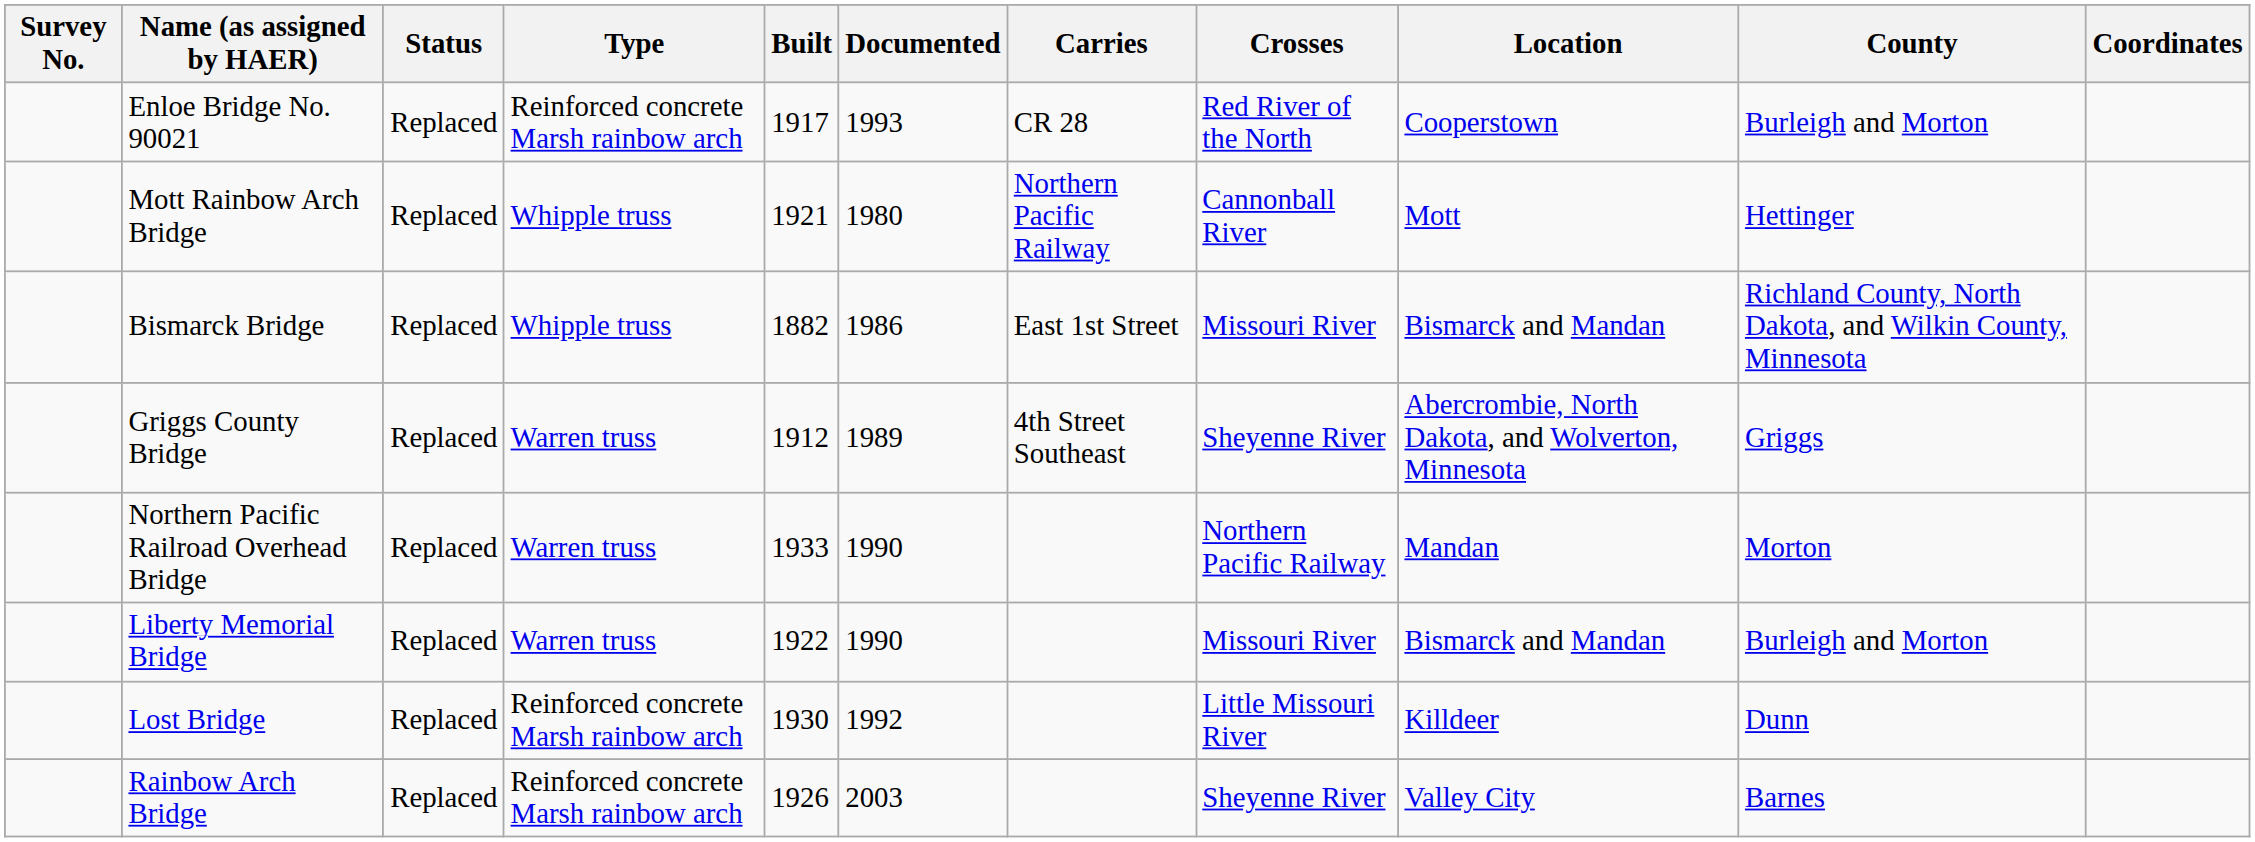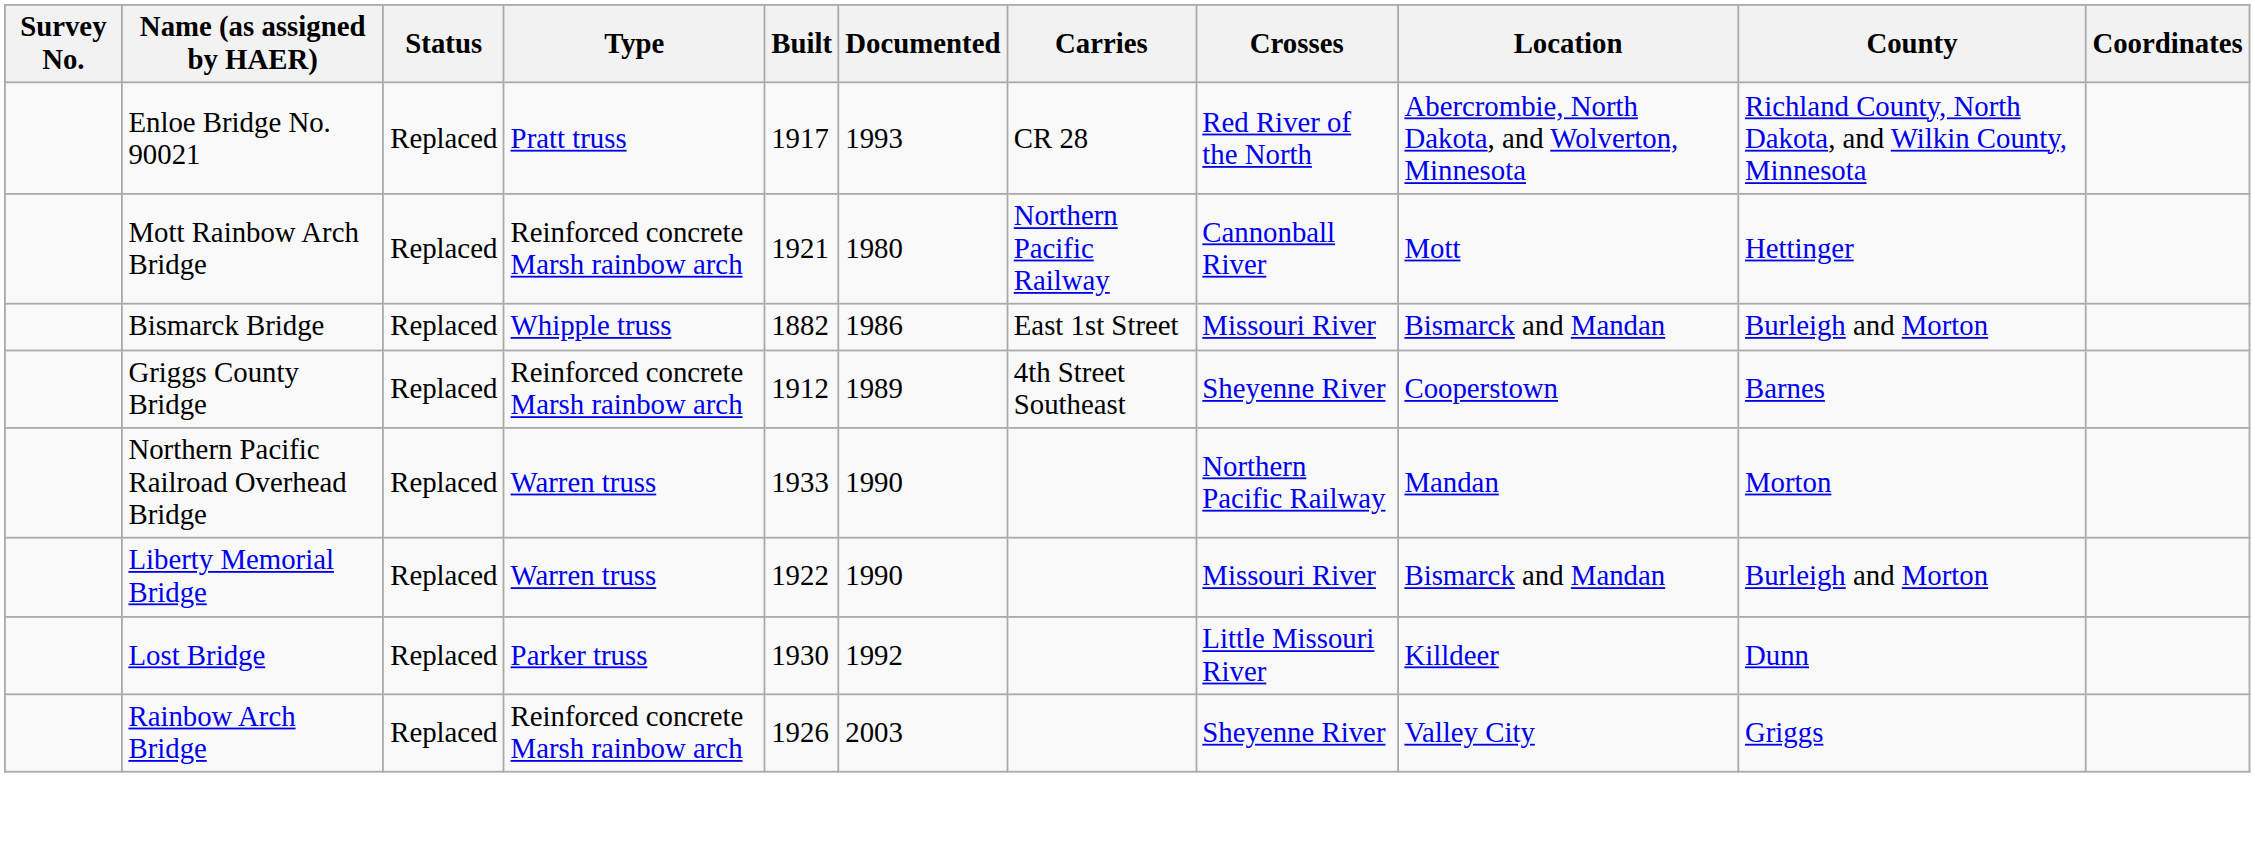(627, 121) Reinforced concrete Marsh rainbow arch -> (569, 137) Pratt truss
(1481, 121) Cooperstown -> (1541, 137) Abercrombie, North Dakota, and Wolverton, Minnesota
(1867, 121) Burleigh and Morton -> (1906, 137) Richland County, North Dakota, and Wilkin County, Minnesota
(591, 215) Whipple truss -> (627, 248) Reinforced concrete Marsh rainbow arch
(1906, 326) Richland County, North Dakota, and Wilkin County, Minnesota -> (1867, 326) Burleigh and Morton
(583, 436) Warren truss -> (627, 388) Reinforced concrete Marsh rainbow arch
(1541, 436) Abercrombie, North Dakota, and Wolverton, Minnesota -> (1481, 388) Cooperstown
(1784, 436) Griggs -> (1785, 388) Barnes
(627, 719) Reinforced concrete Marsh rainbow arch -> (579, 654) Parker truss
(1785, 797) Barnes -> (1784, 732) Griggs
